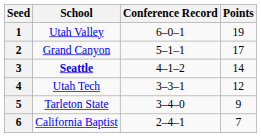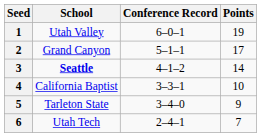(76, 86) Utah Tech -> (76, 86) California Baptist
(238, 86) 12 -> (238, 86) 10
(76, 123) California Baptist -> (76, 123) Utah Tech
